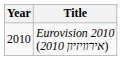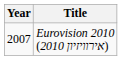(19, 39) 2010 -> (19, 39) 2007
